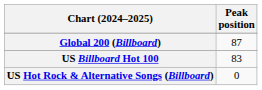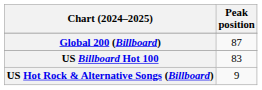(237, 76) 0 -> (237, 76) 9
